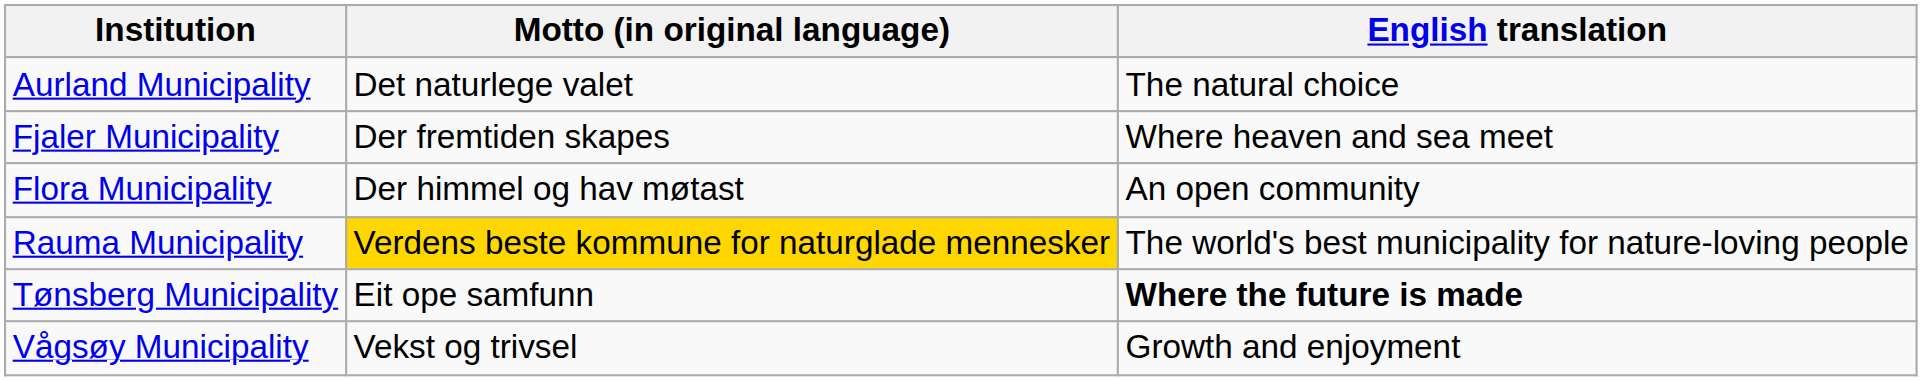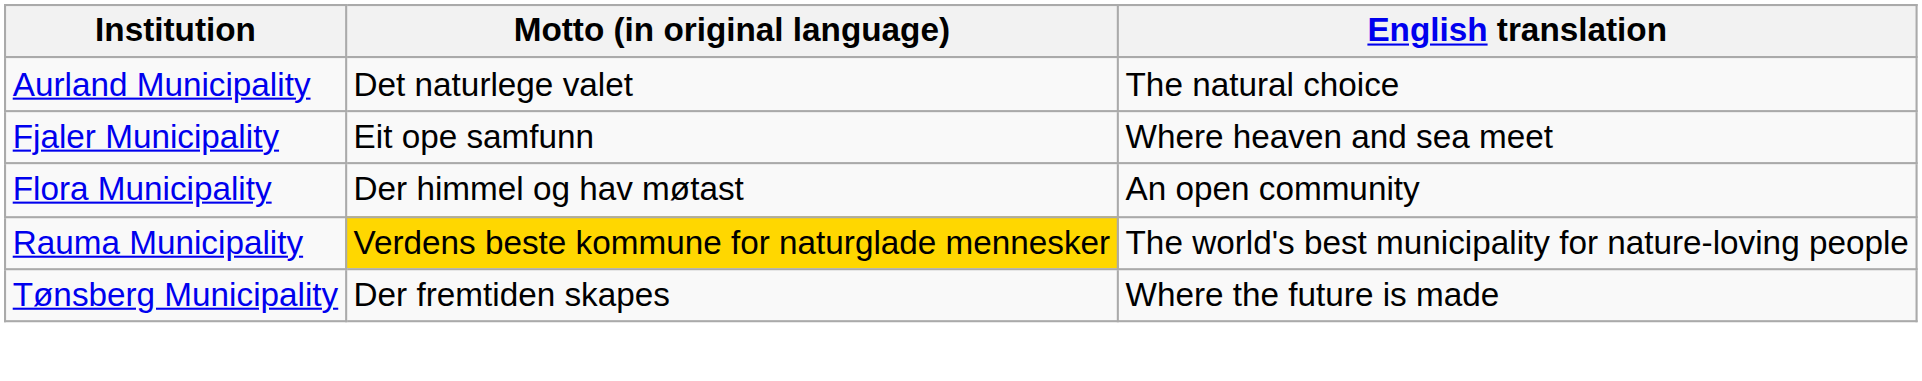(512, 136) Der fremtiden skapes -> (474, 136) Eit ope samfunn
(474, 294) Eit ope samfunn -> (512, 294) Der fremtiden skapes
(1324, 294) bold -> (1312, 294) normal
- row: (161, 347)
